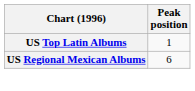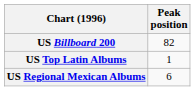+ row: (76, 42)
